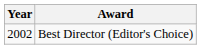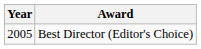(20, 34) 2002 -> (20, 34) 2005
